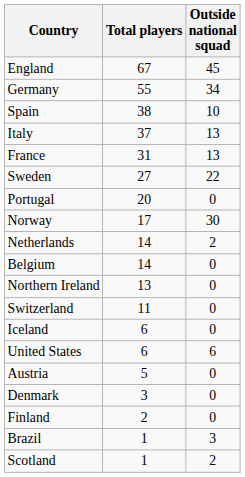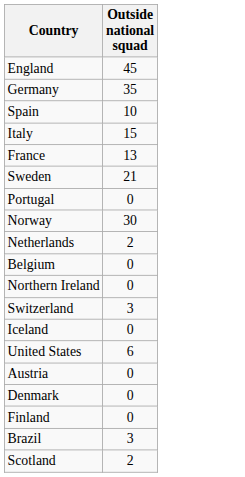- column: (144, 30)
(213, 90) 34 -> (130, 90) 35
(213, 133) 13 -> (130, 133) 15
(213, 177) 22 -> (130, 177) 21
(213, 308) 0 -> (130, 308) 3
